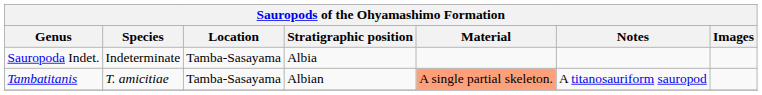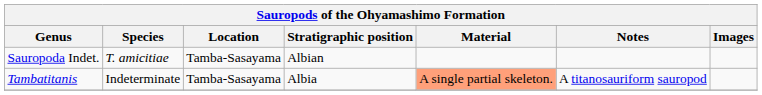(143, 57) Indeterminate -> (137, 57) T. amicitiae
(302, 57) Albia -> (305, 57) Albian
(137, 79) T. amicitiae -> (143, 79) Indeterminate
(305, 79) Albian -> (302, 79) Albia
